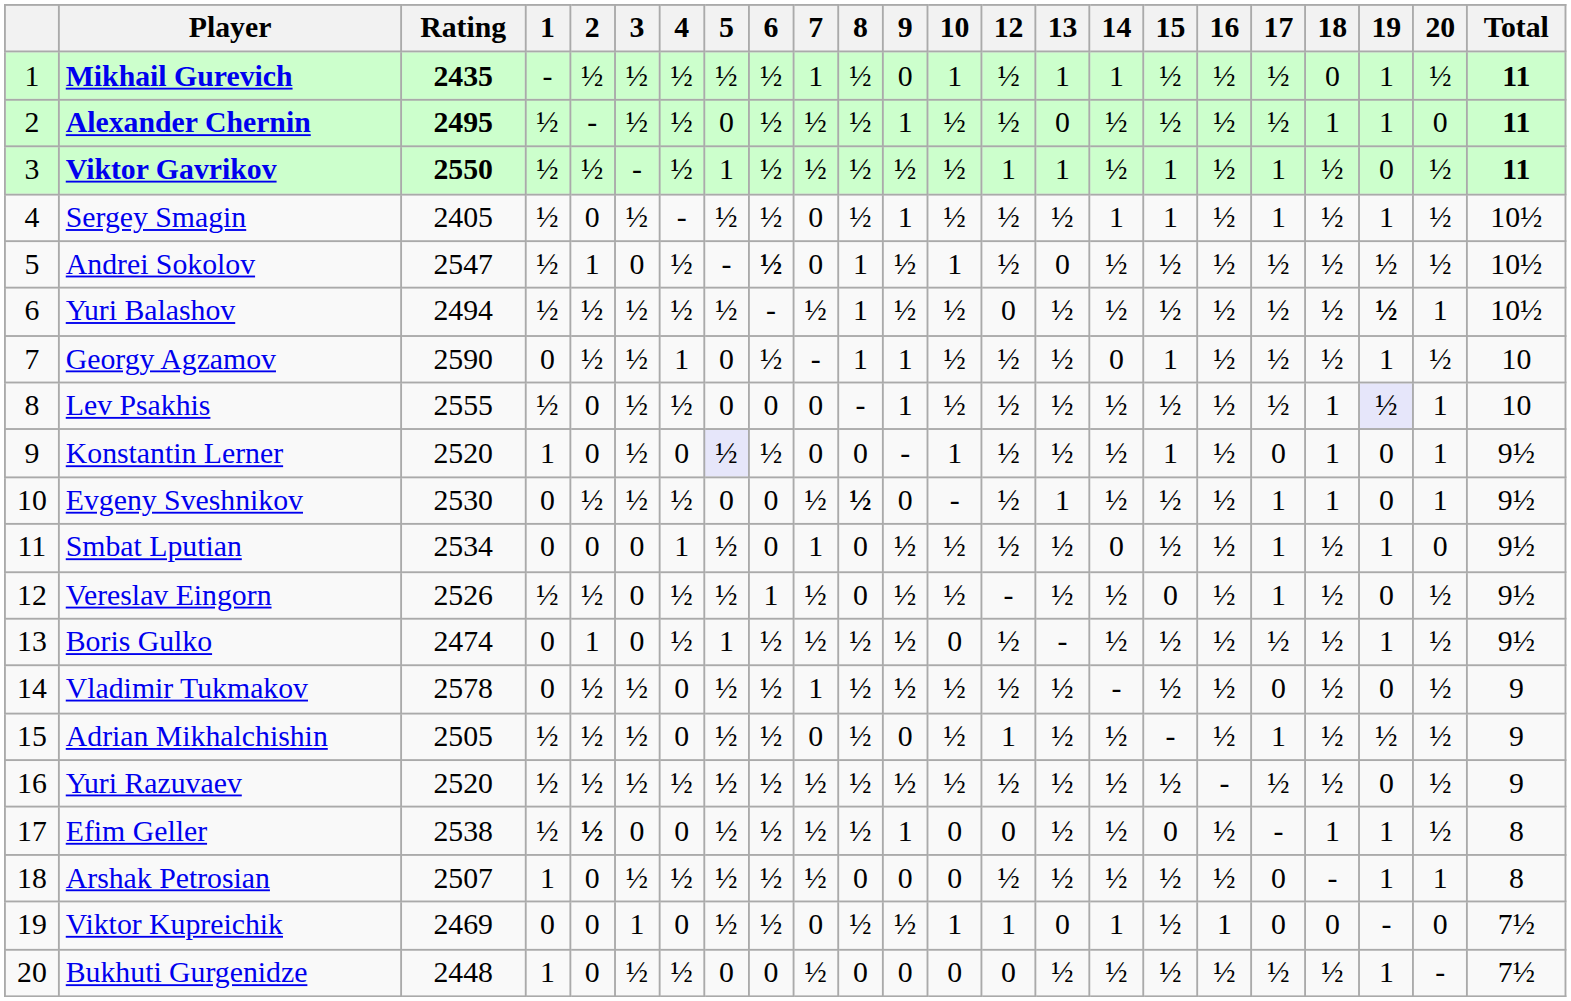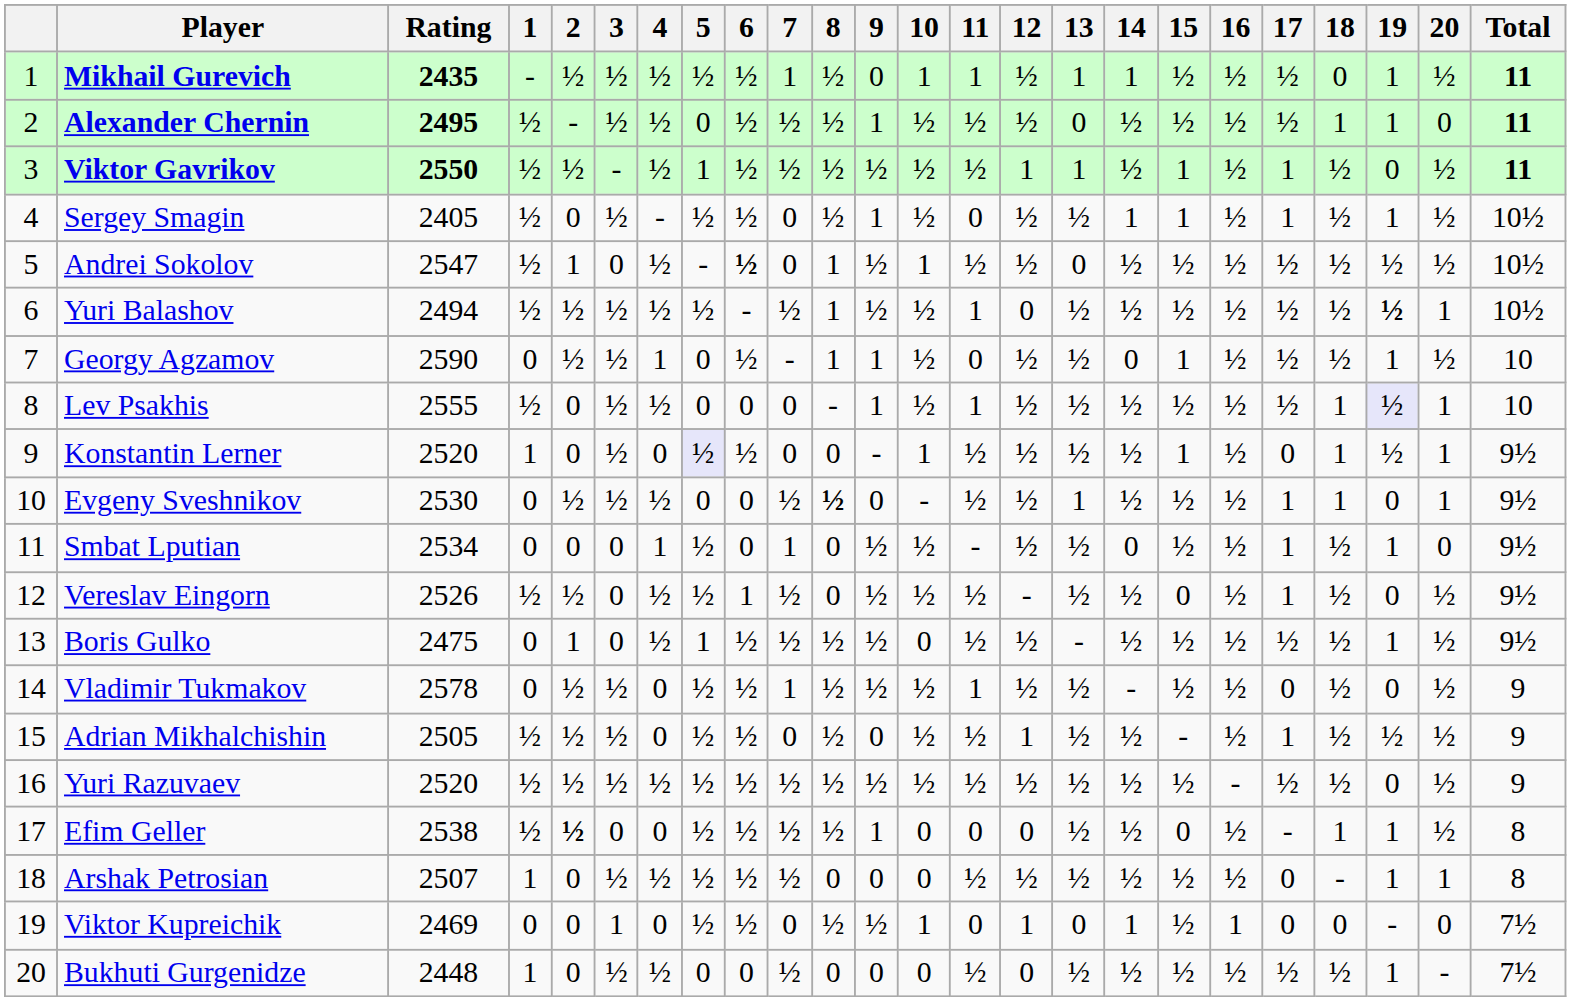+ column: (975, 28)
(1386, 452) 0 -> (1392, 452) ½
(463, 641) 2474 -> (448, 641) 2475
